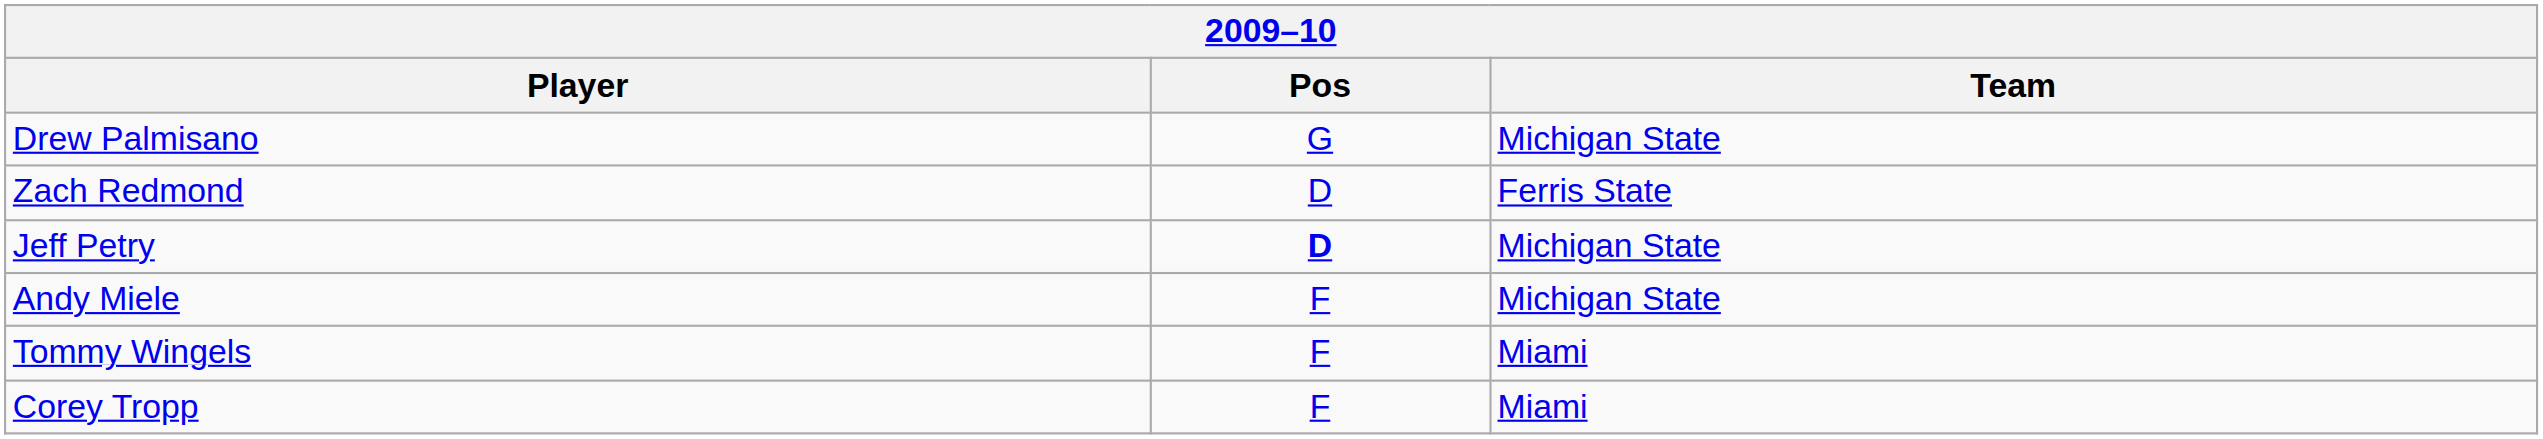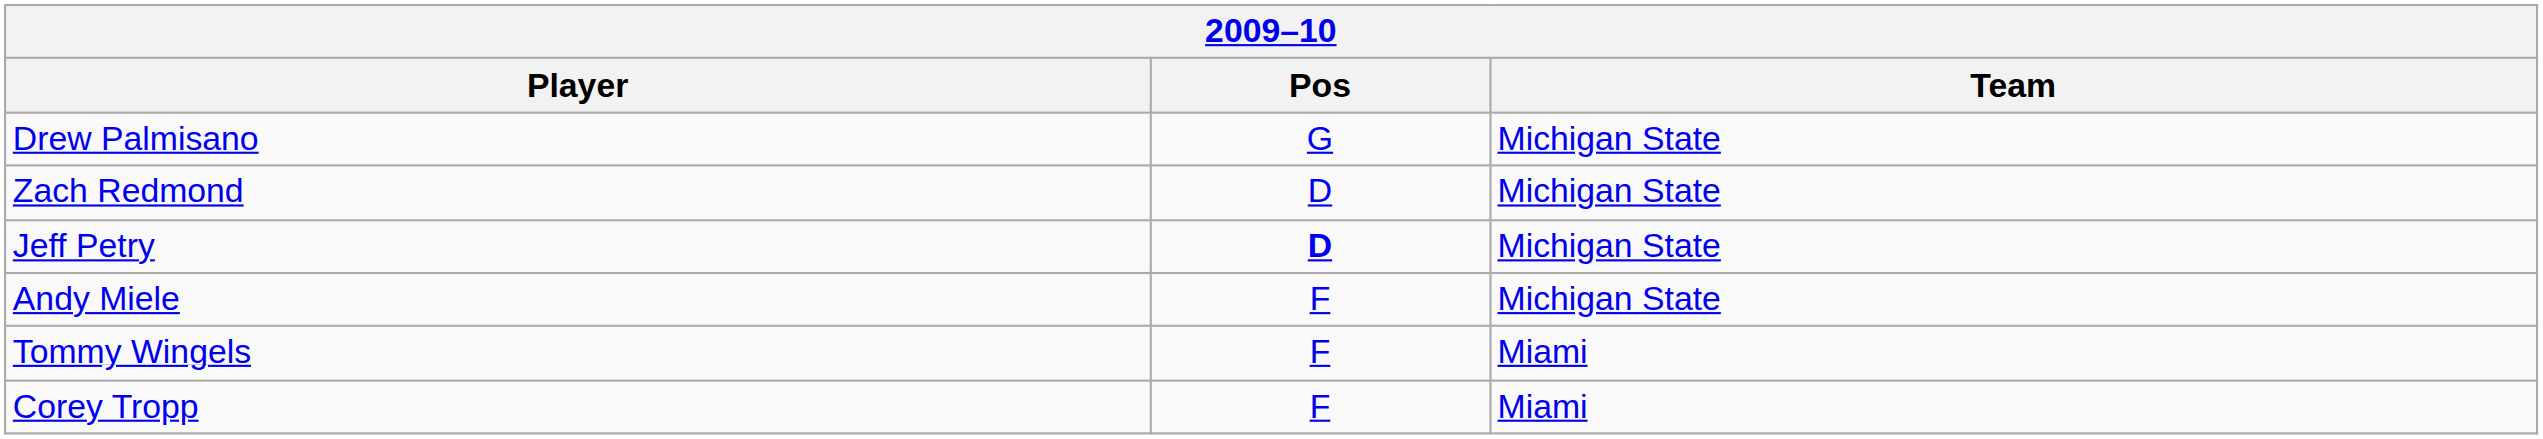(1585, 191) Ferris State -> (1609, 191) Michigan State
